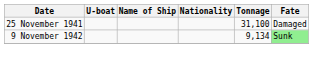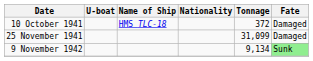+ row: (47, 24)
(255, 24) 31,100 -> (255, 37) 31,099
